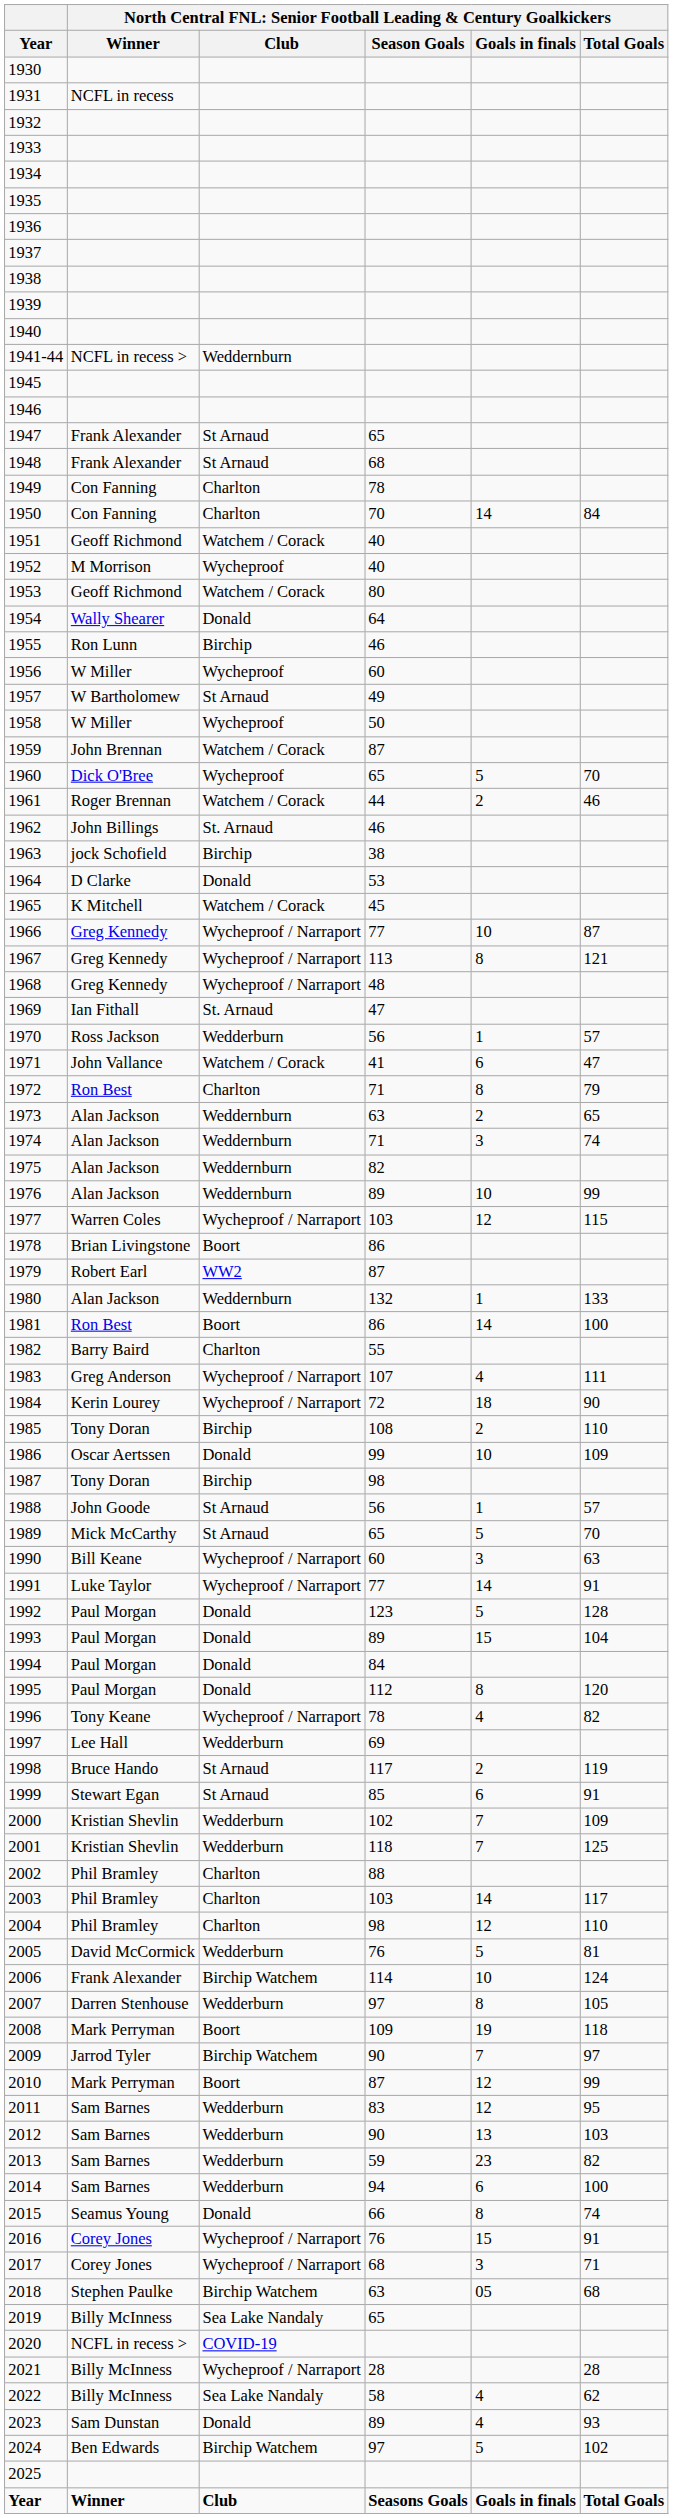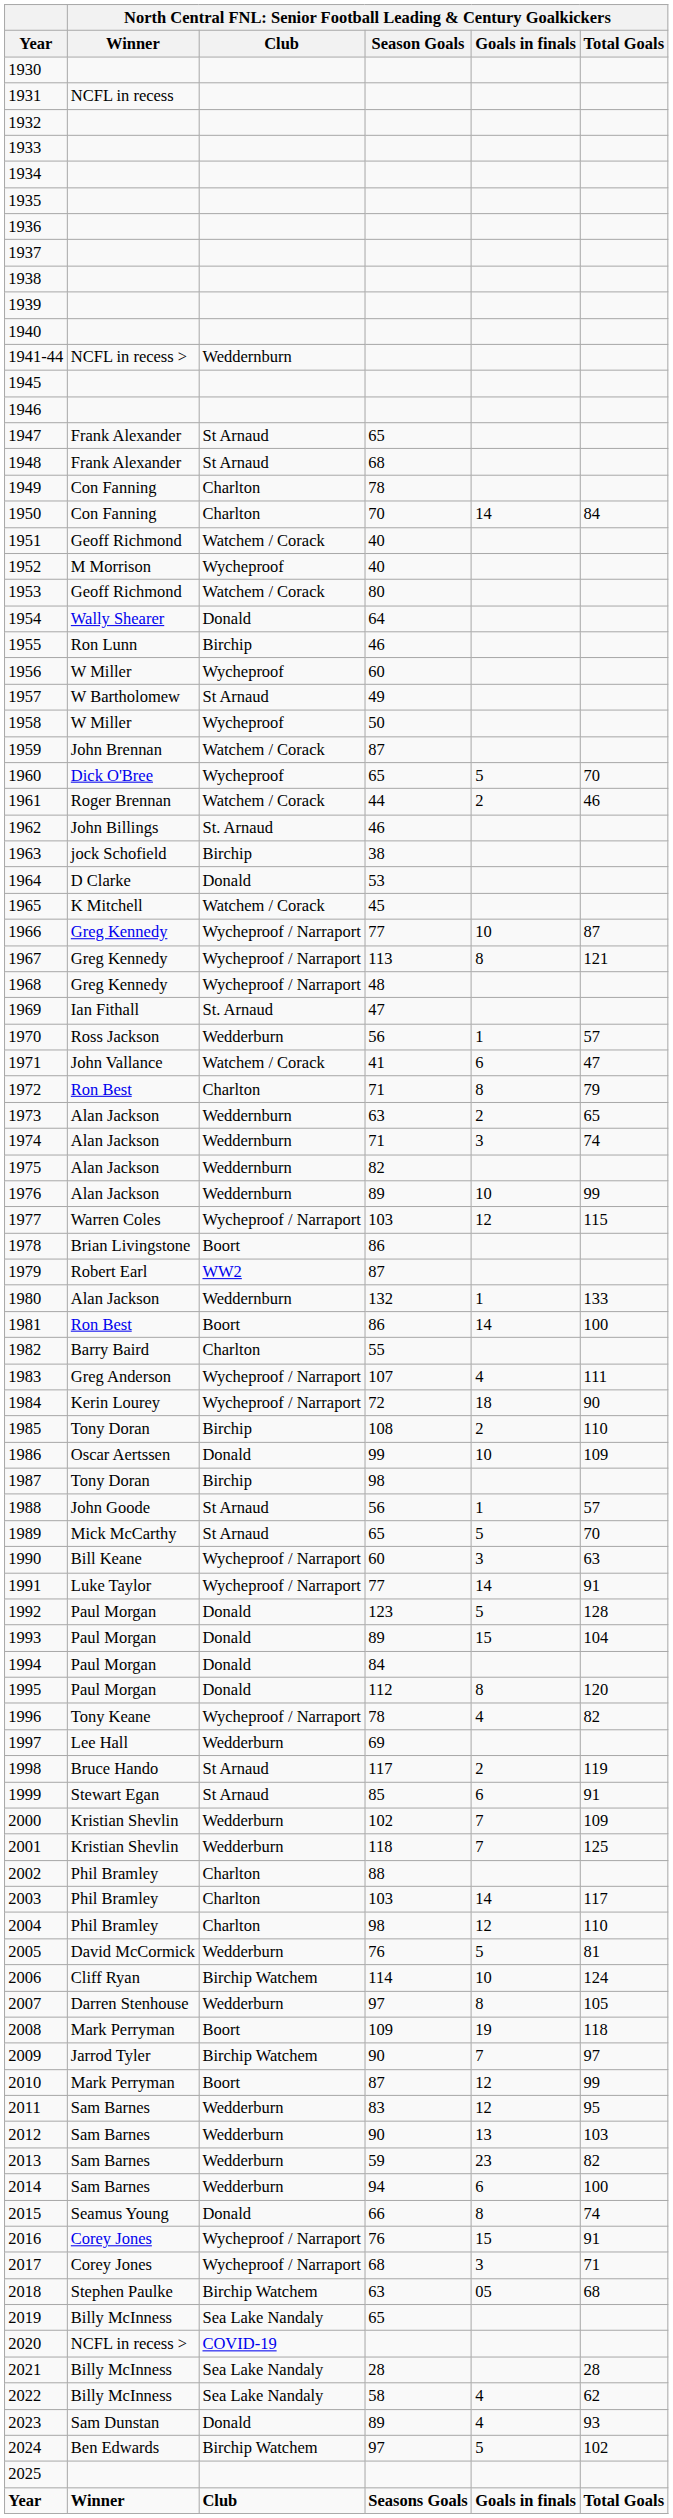(126, 1977) Frank Alexander -> (105, 1977) Cliff Ryan
(282, 2369) Wycheproof / Narraport -> (263, 2369) Sea Lake Nandaly
